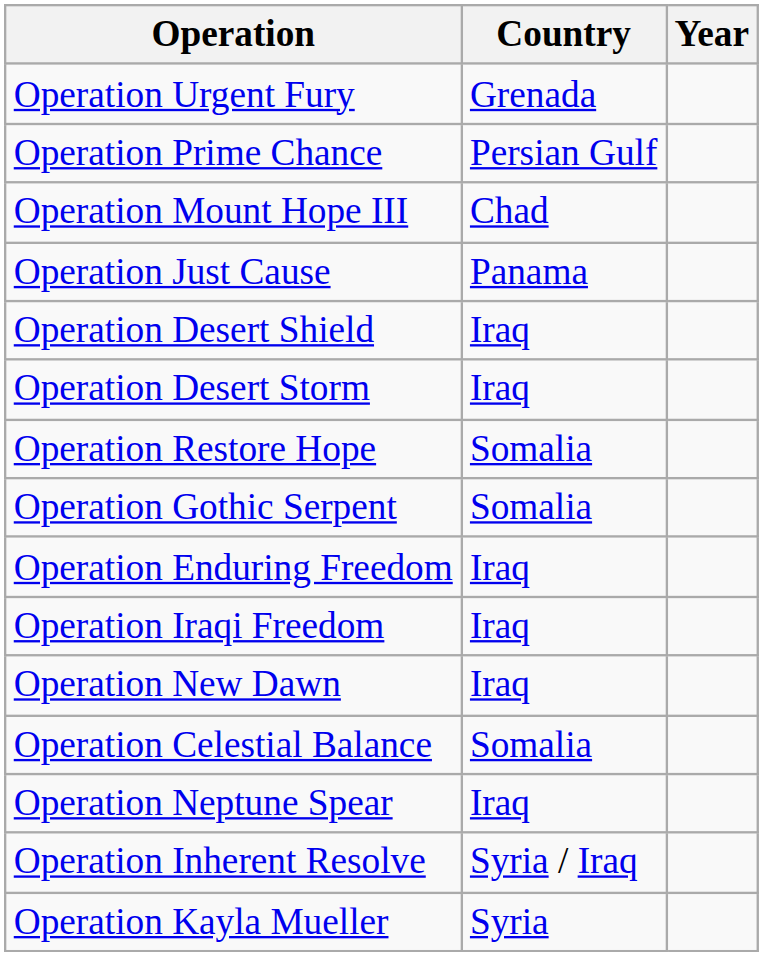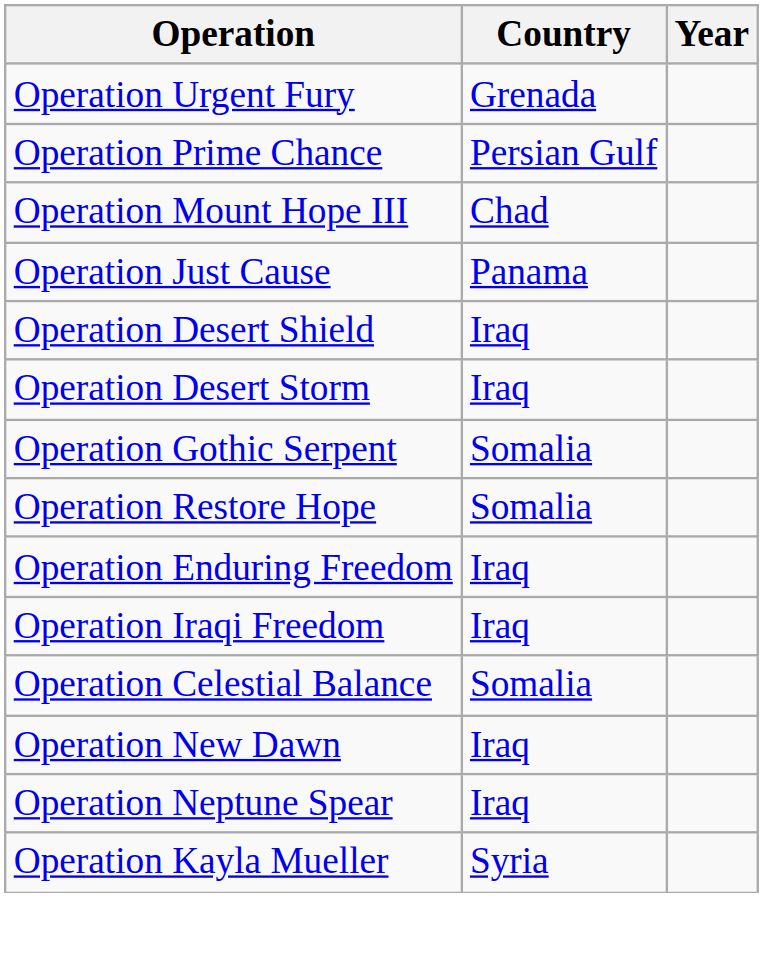rows swapped: (195, 447) <-> (205, 507)
rows swapped: (223, 743) <-> (177, 684)
- row: (220, 861)
